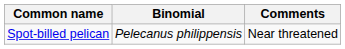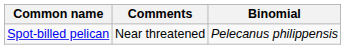columns swapped: (178, 14) <-> (293, 14)
